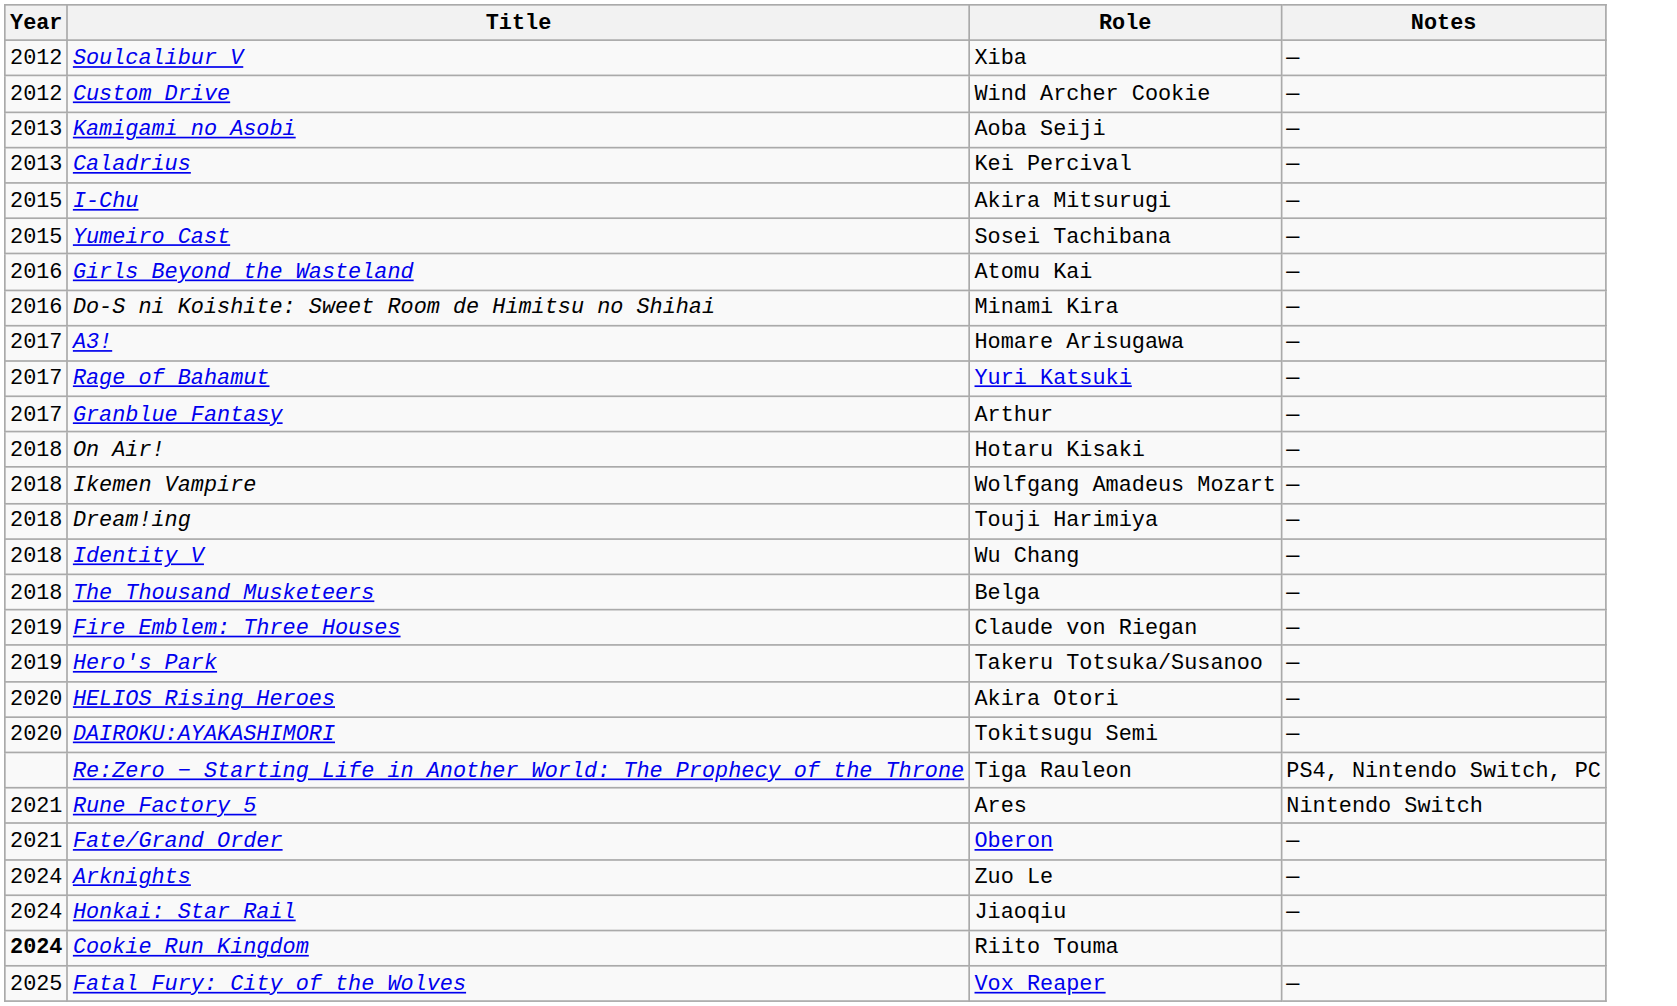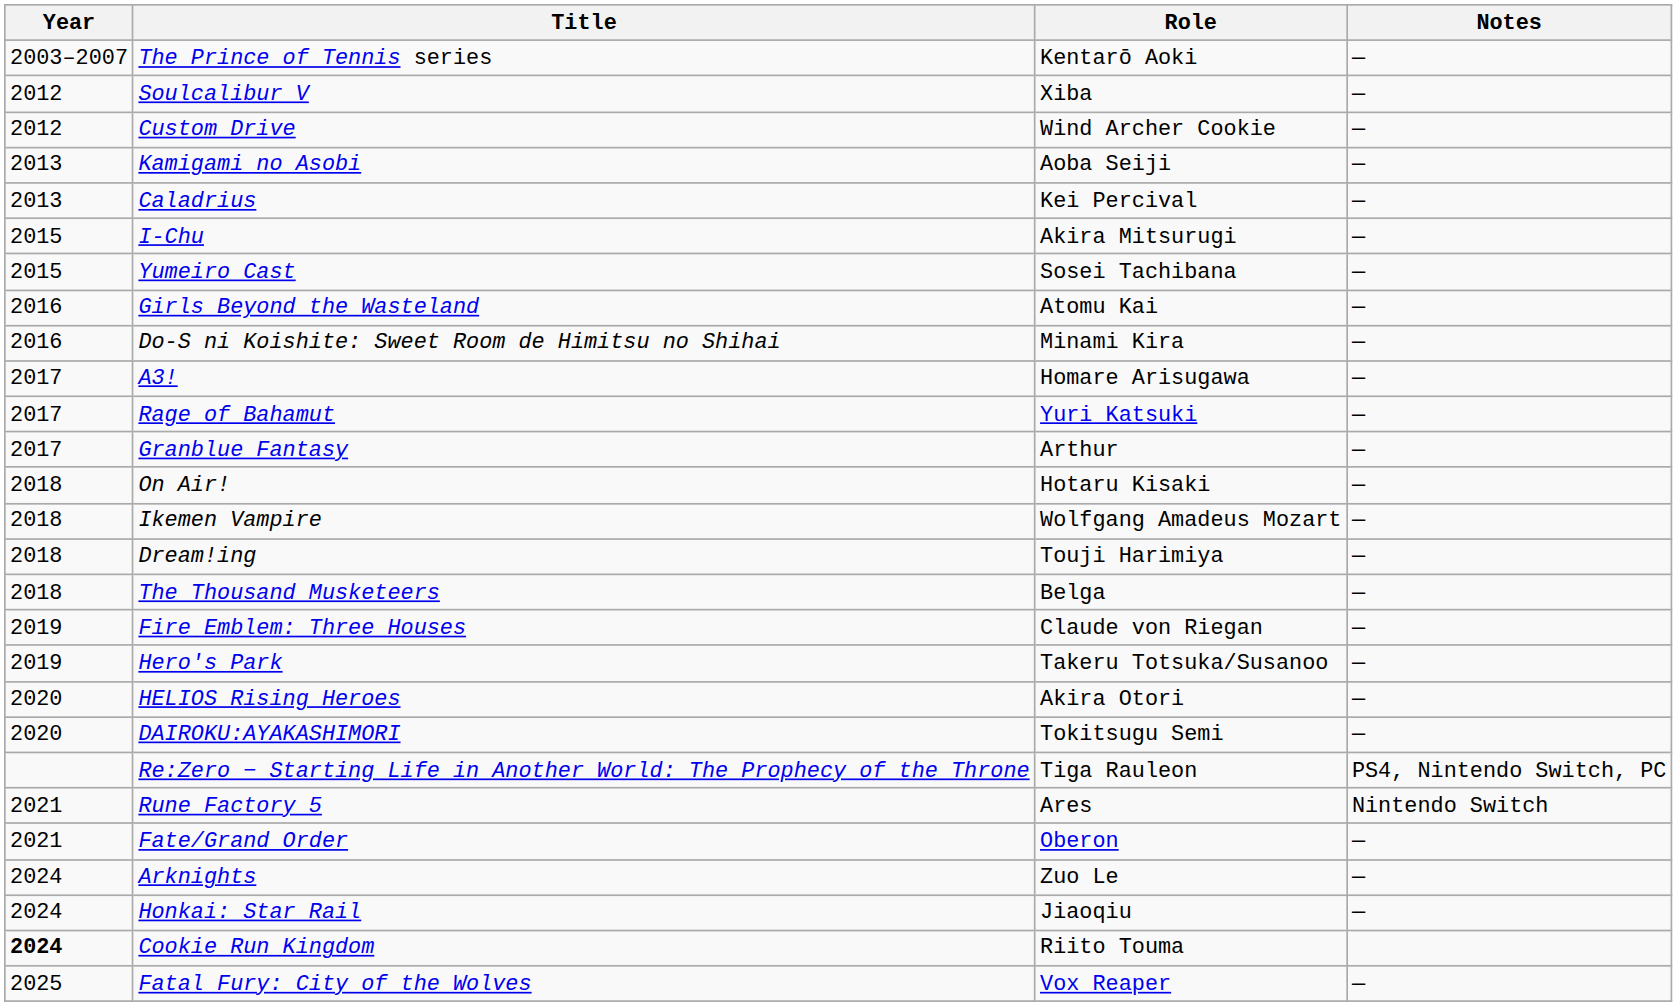+ row: (315, 58)
- row: (138, 557)
